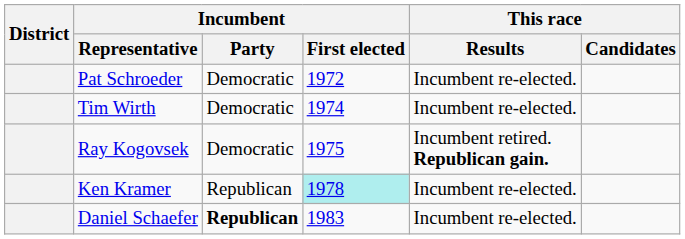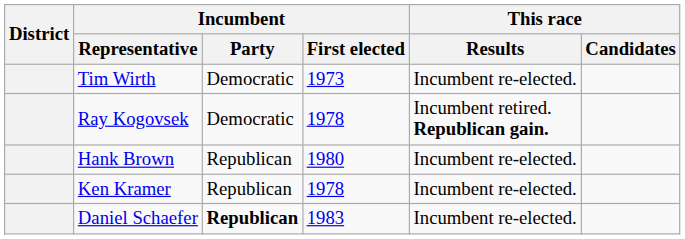- row: (130, 78)
(325, 108) 1974 -> (325, 78) 1973
(325, 148) 1975 -> (325, 118) 1978
+ row: (126, 159)
(325, 188) paleturquoise background -> (325, 188) no background
